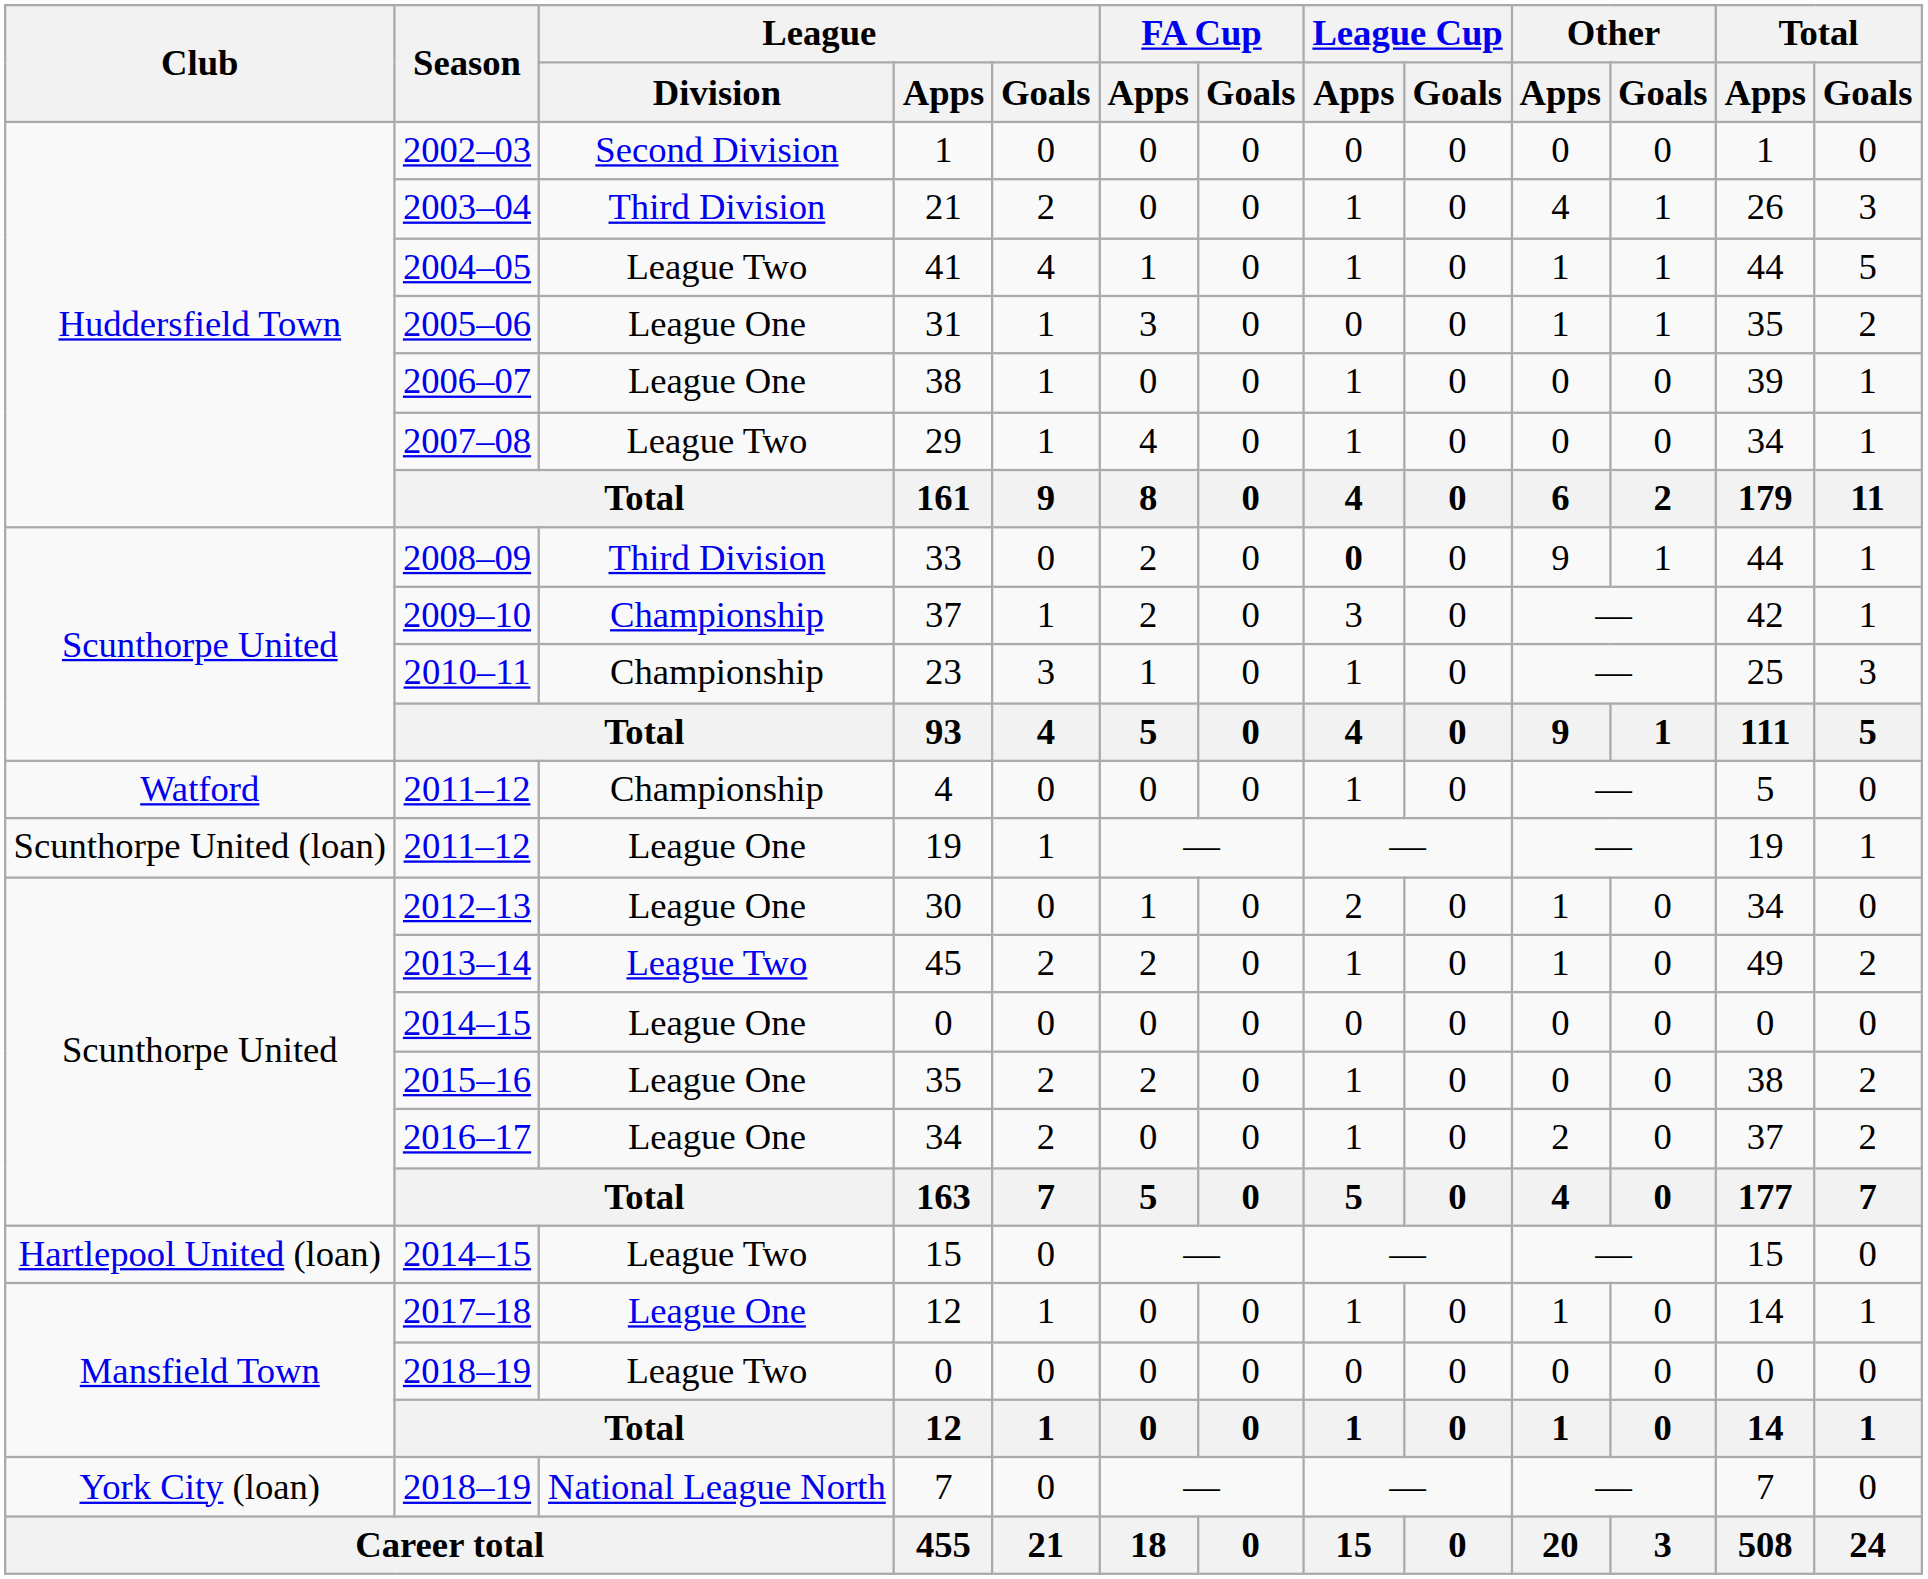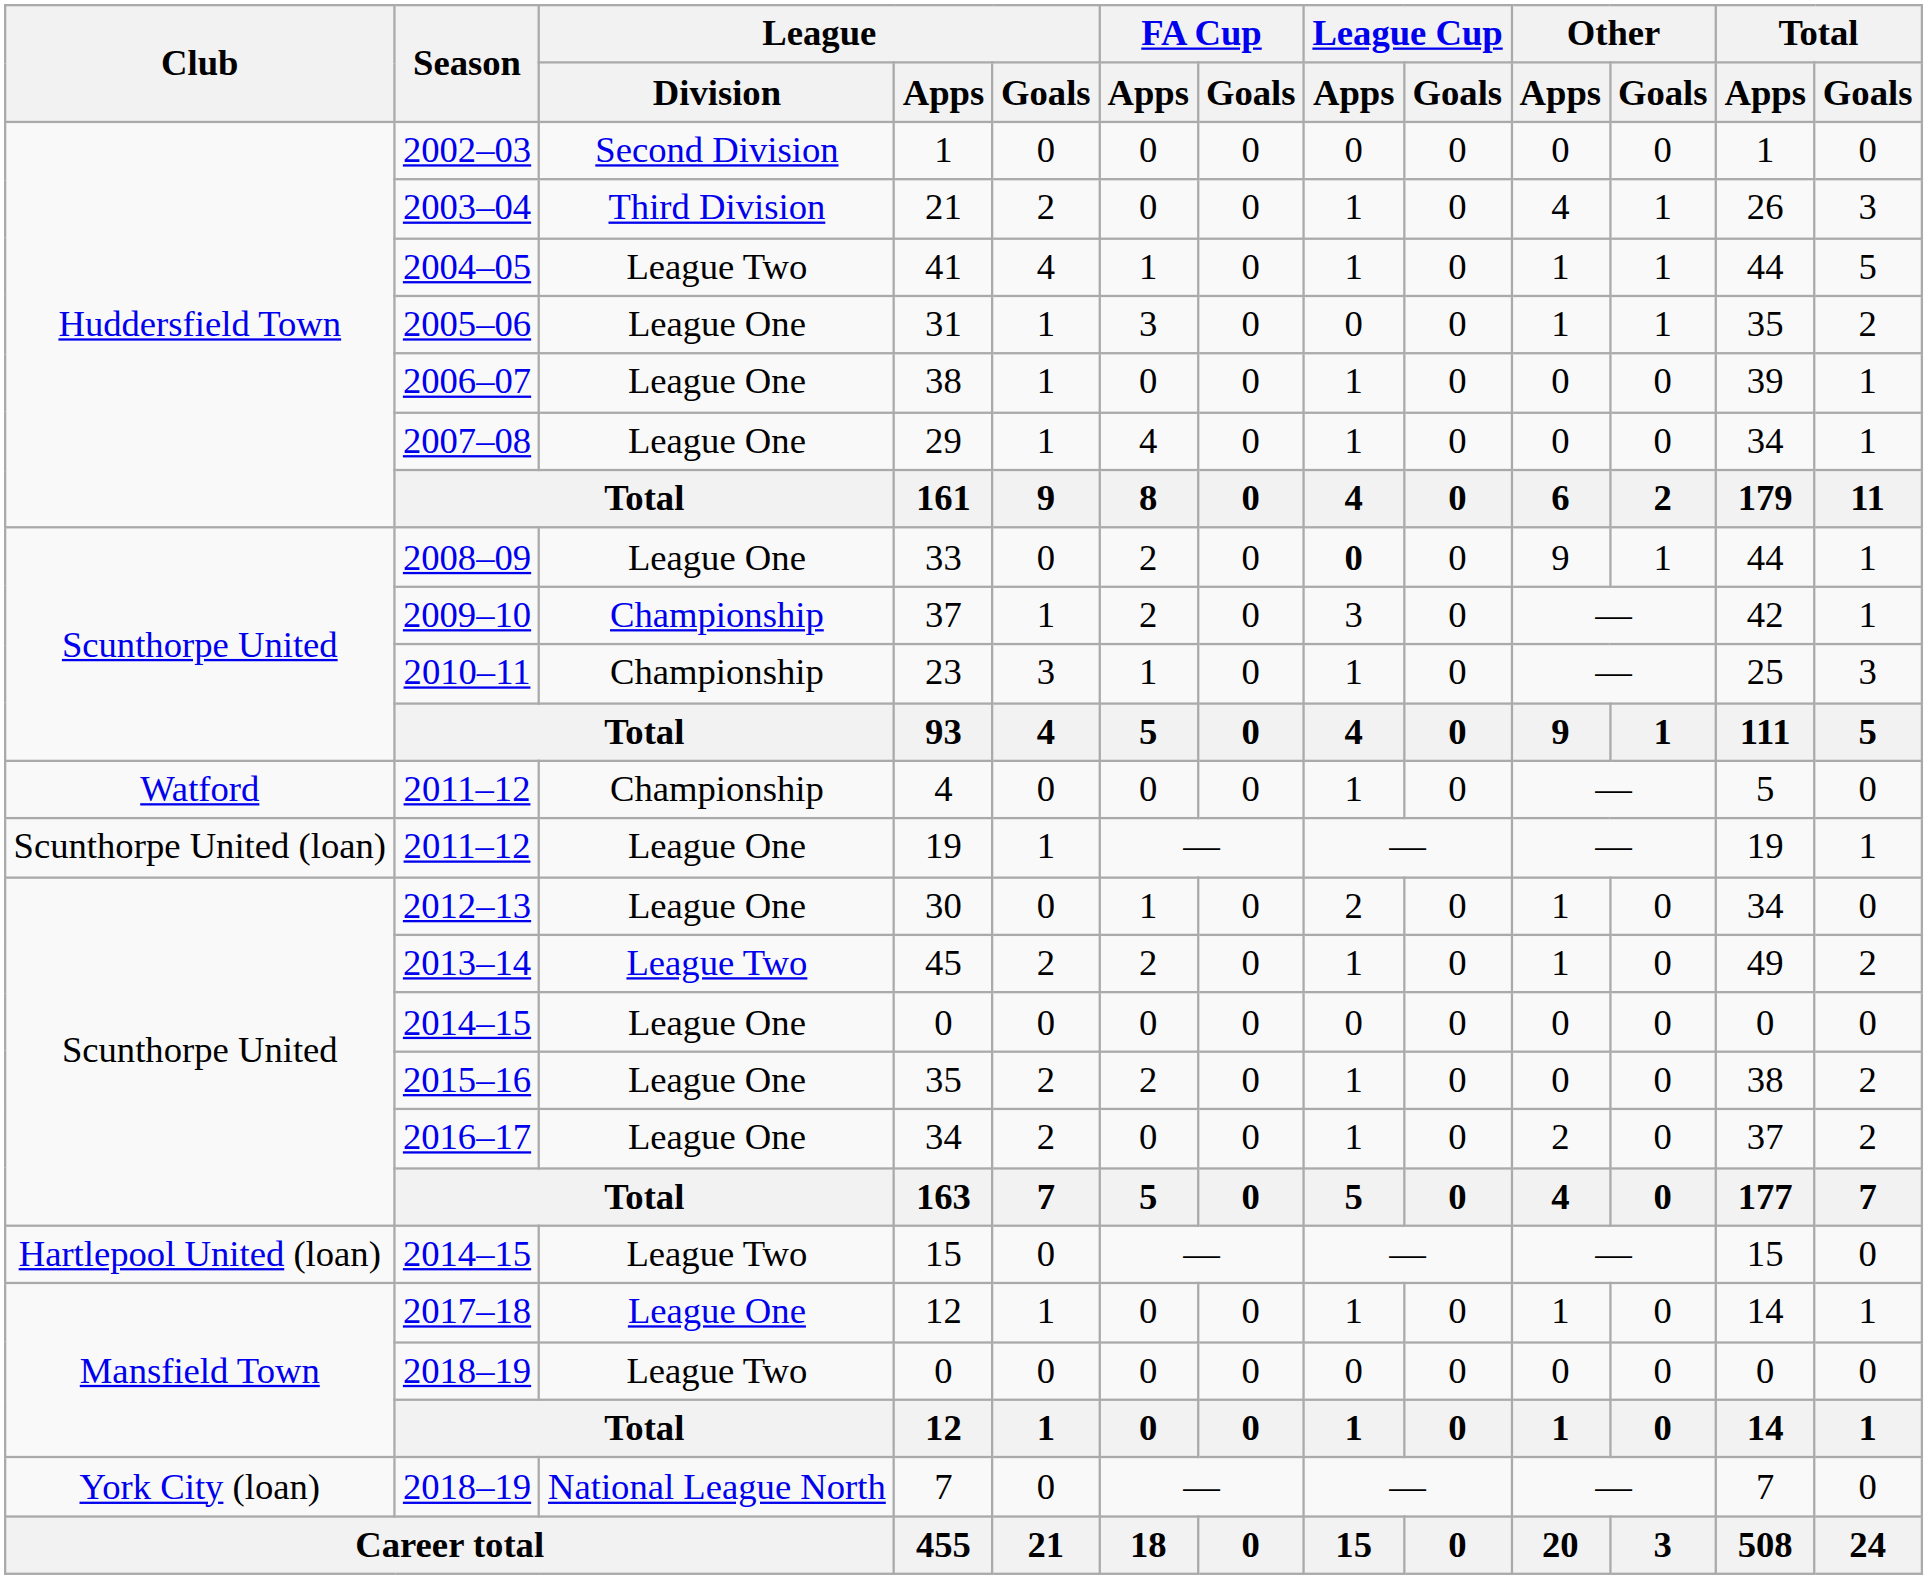(717, 440) League Two -> (717, 440) League One
(717, 556) Third Division -> (717, 556) League One
